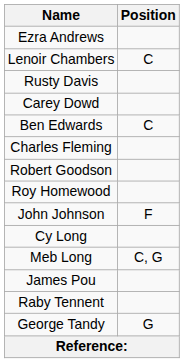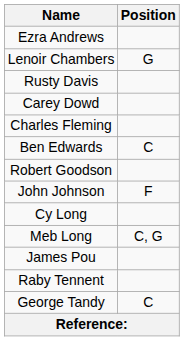(148, 59) C -> (148, 59) G
rows swapped: (61, 125) <-> (61, 147)
- row: (61, 192)
(148, 324) G -> (148, 302) C
